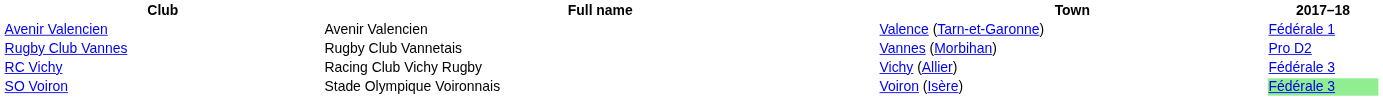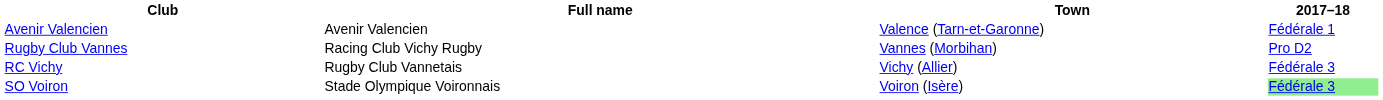(393, 48) Rugby Club Vannetais -> (403, 48) Racing Club Vichy Rugby
(403, 67) Racing Club Vichy Rugby -> (393, 67) Rugby Club Vannetais
